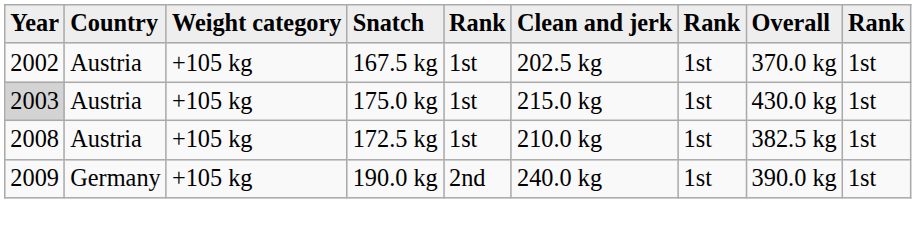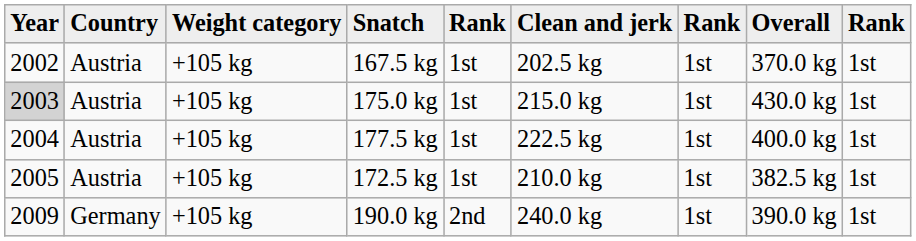+ row: (395, 139)
(35, 139) 2008 -> (35, 178) 2005
